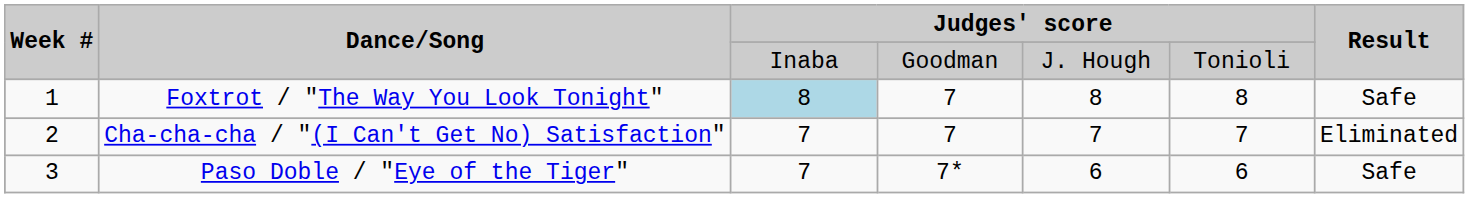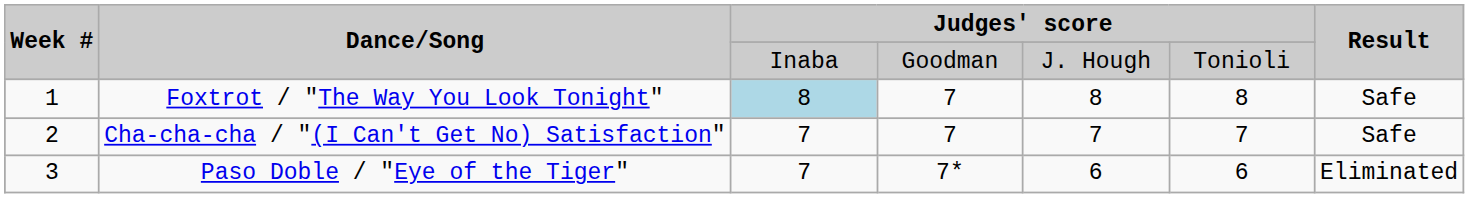(1389, 136) Eliminated -> (1389, 136) Safe
(1389, 174) Safe -> (1389, 174) Eliminated
